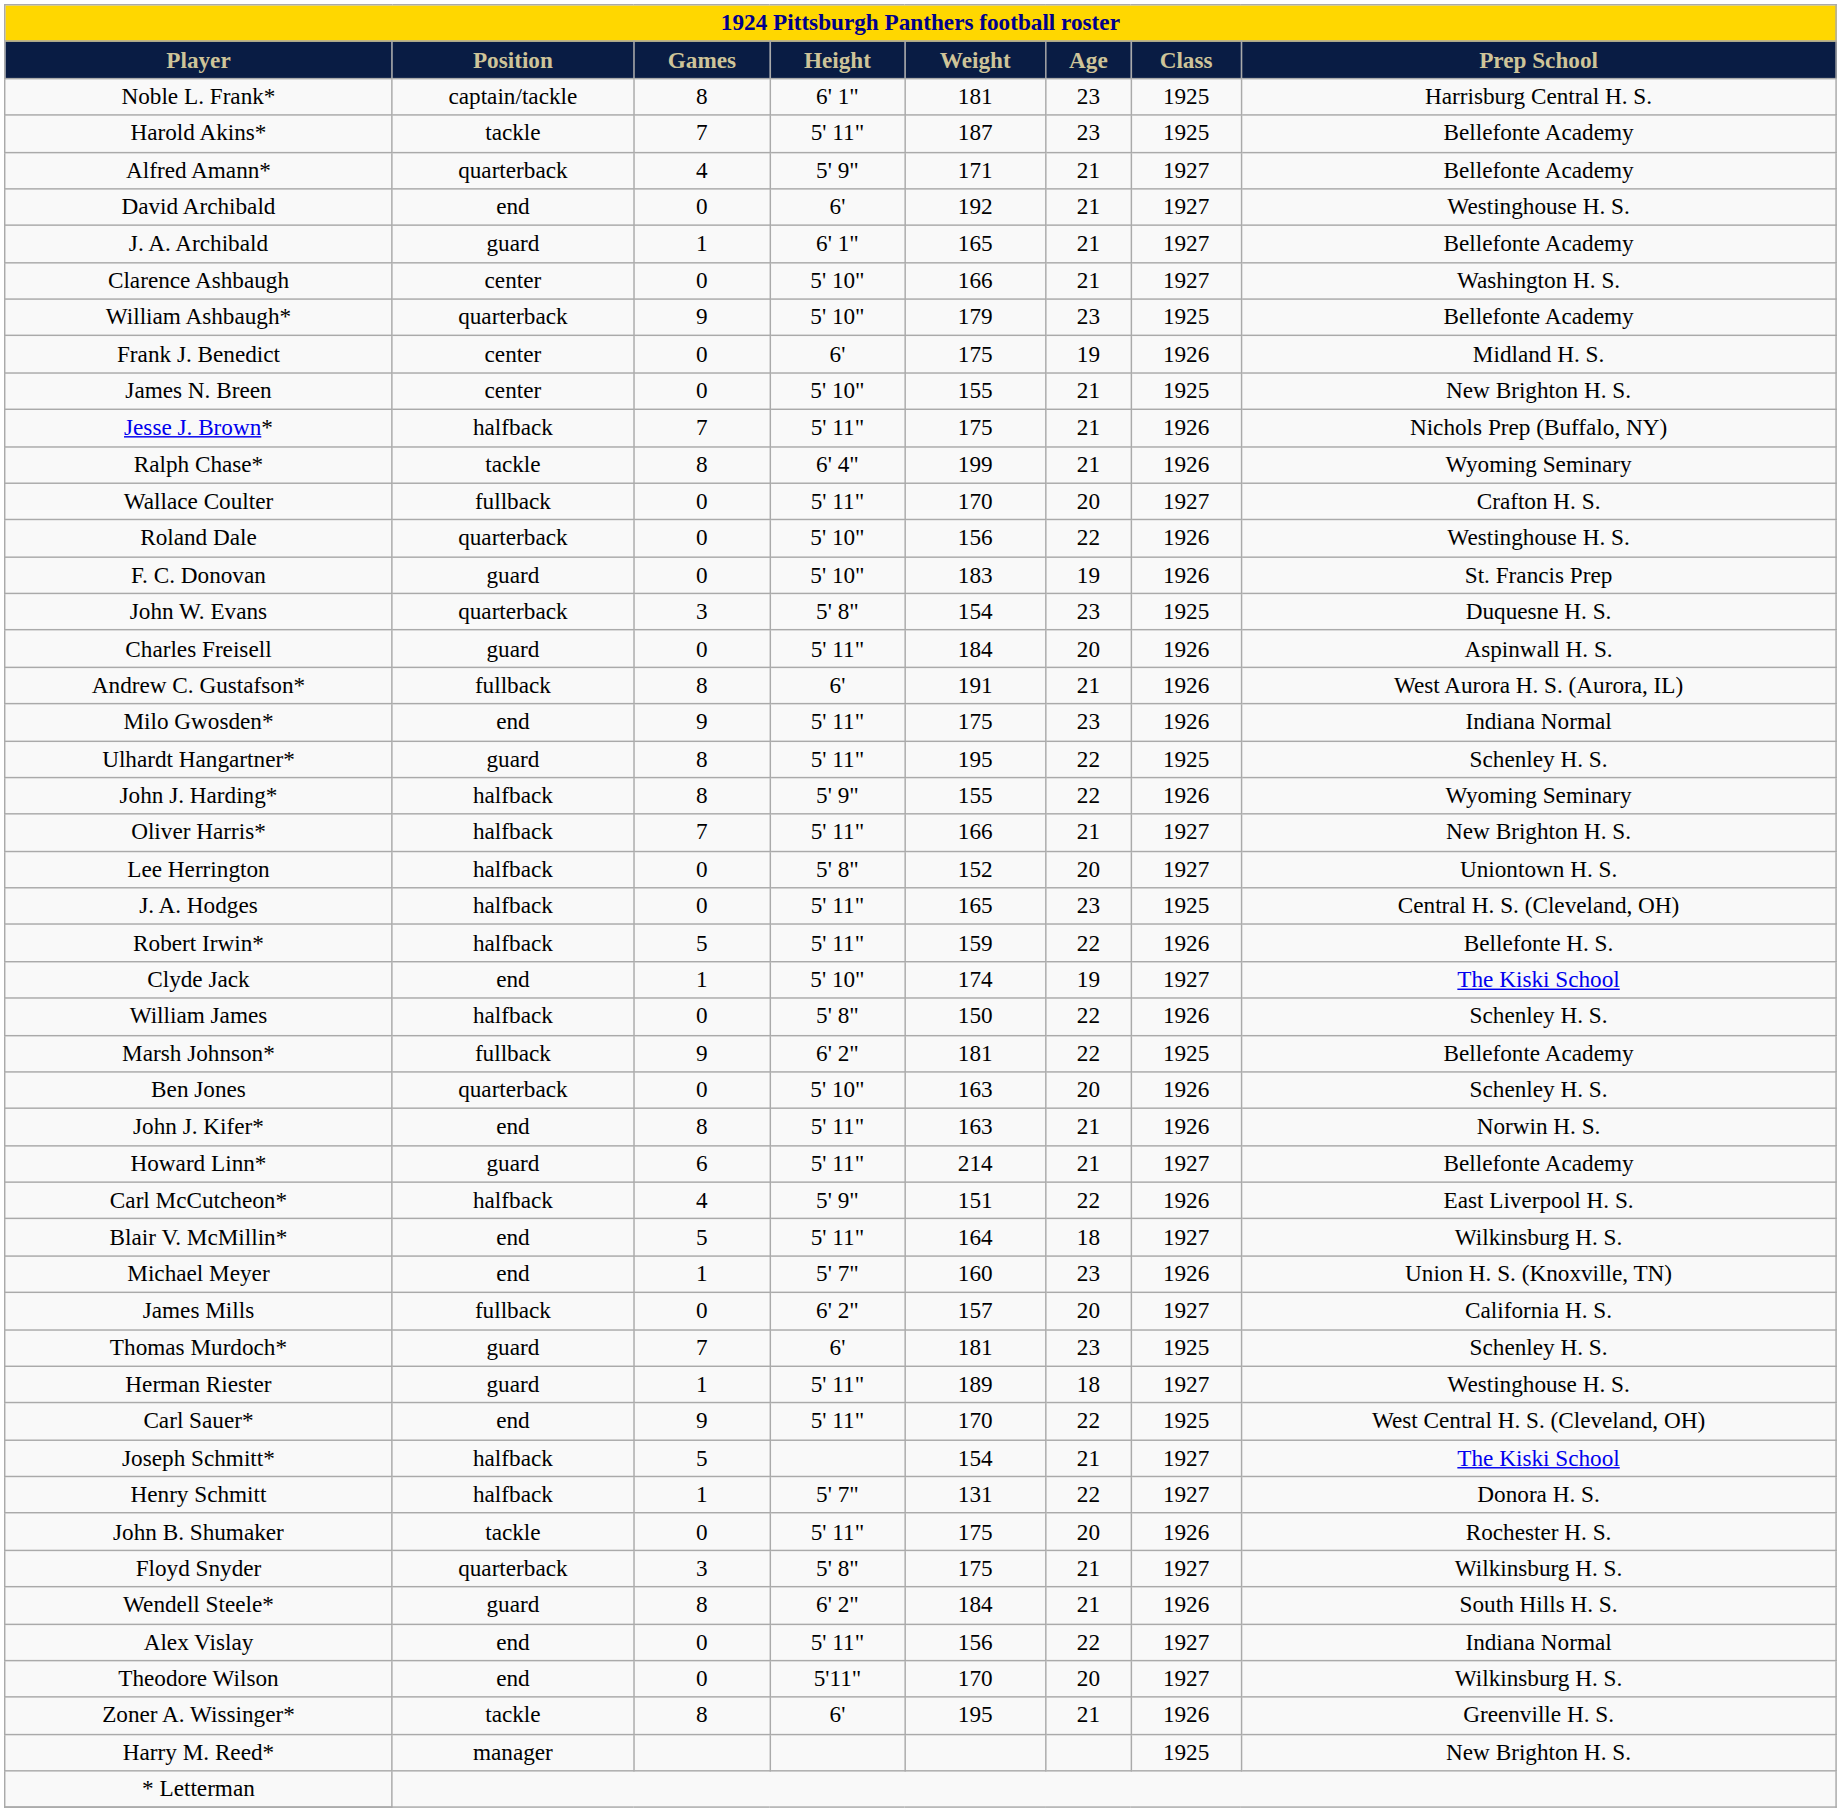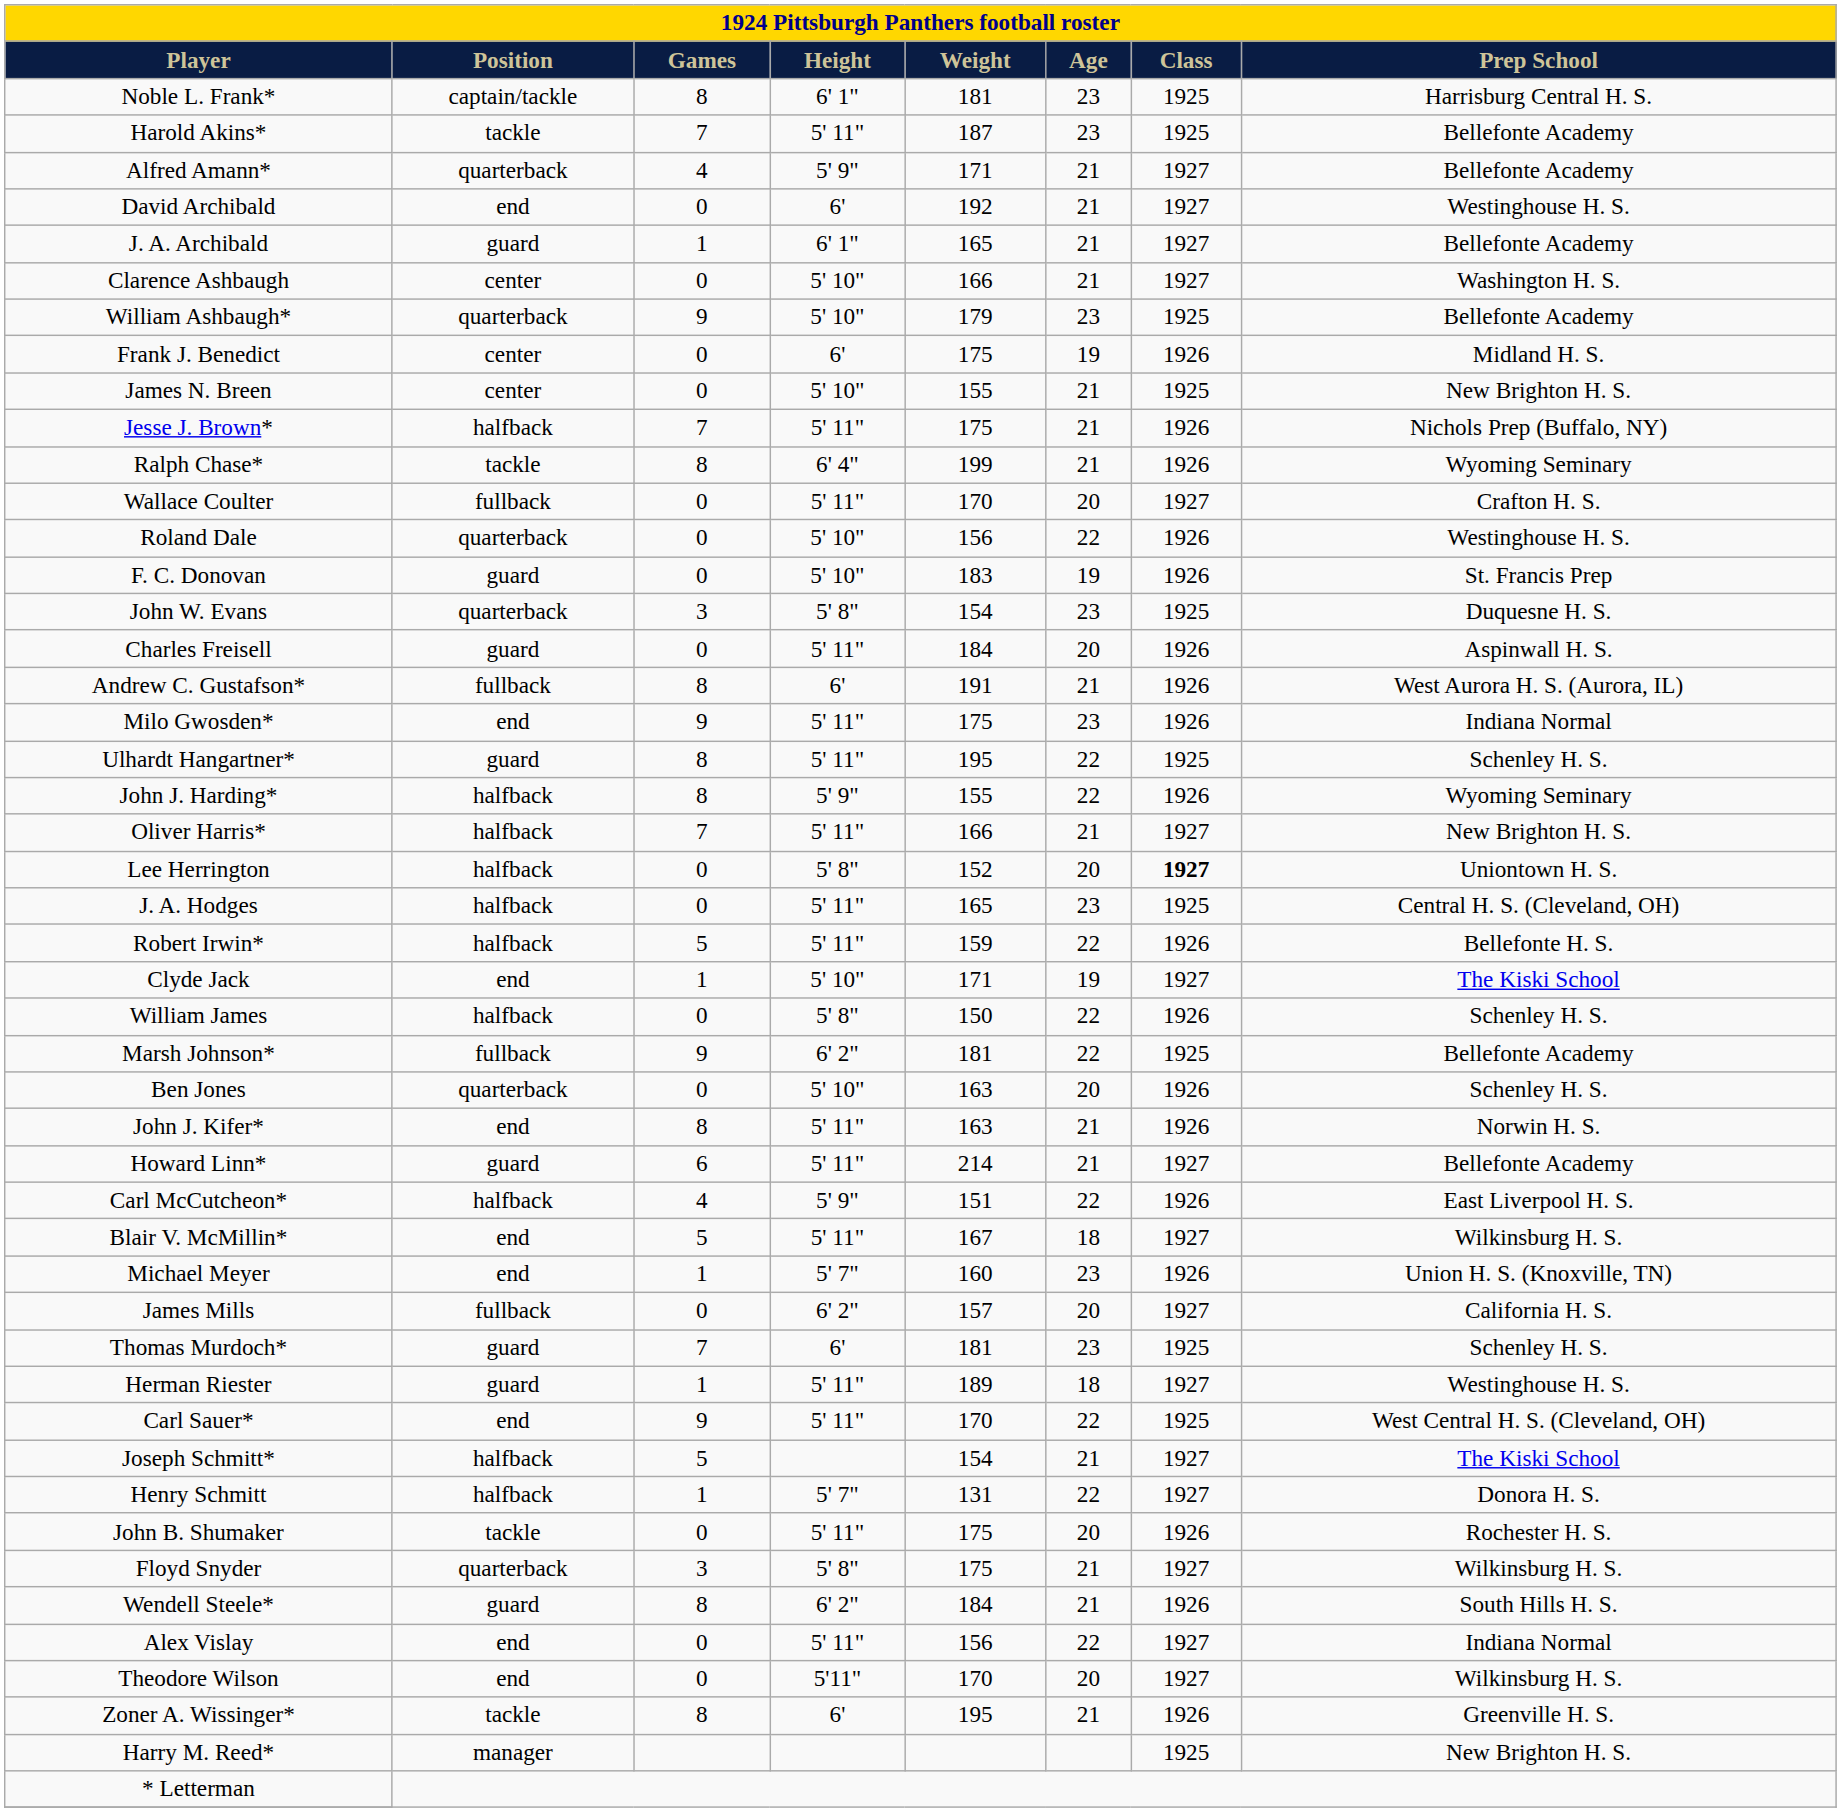(1186, 869) normal -> (1186, 869) bold
(975, 979) 174 -> (975, 979) 171
(975, 1237) 164 -> (975, 1237) 167
